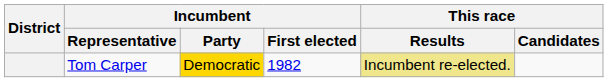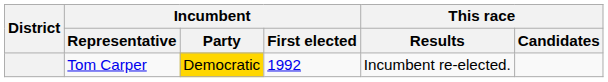(284, 64) 1982 -> (284, 64) 1992
(437, 64) khaki background -> (437, 64) no background
